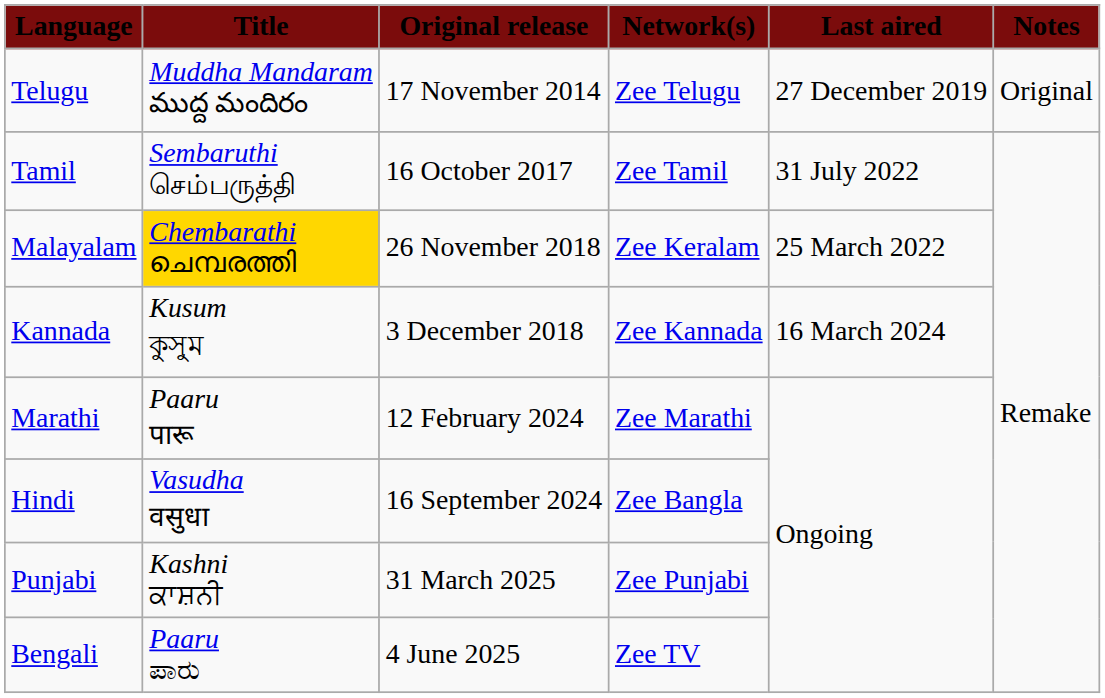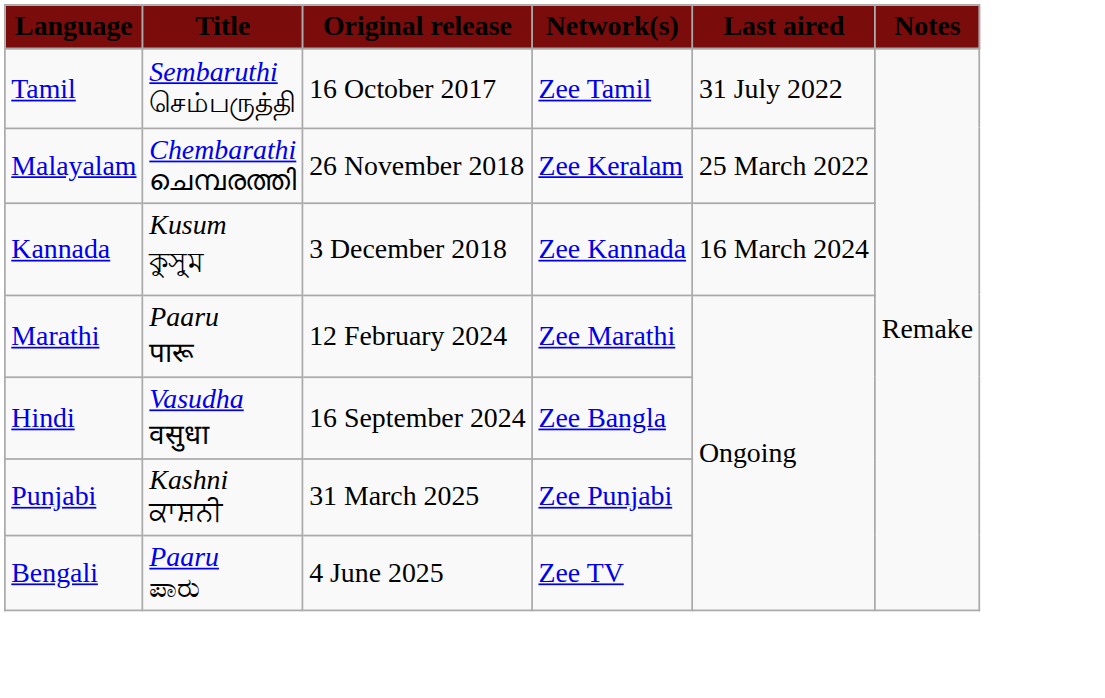- row: (50, 89)
(223, 247) gold background -> (223, 165) no background
